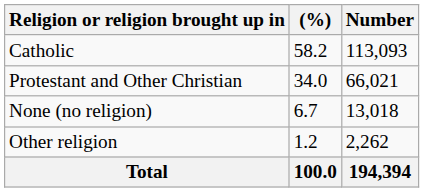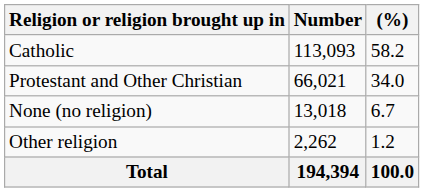columns swapped: (380, 19) <-> (315, 19)
